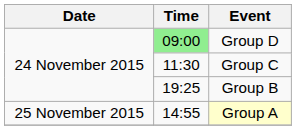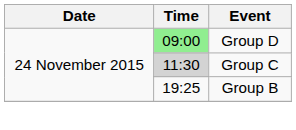(181, 64) no background -> (181, 64) lightgrey background
- row: (250, 112)
